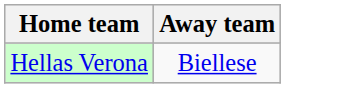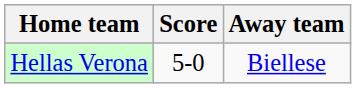+ column: (188, 23)
